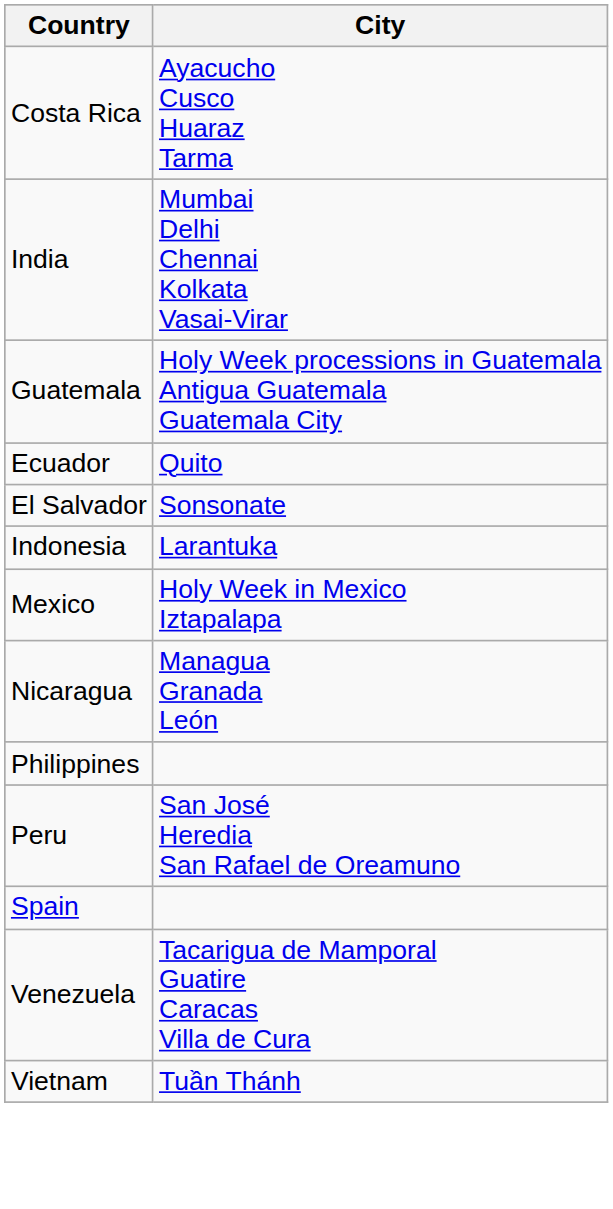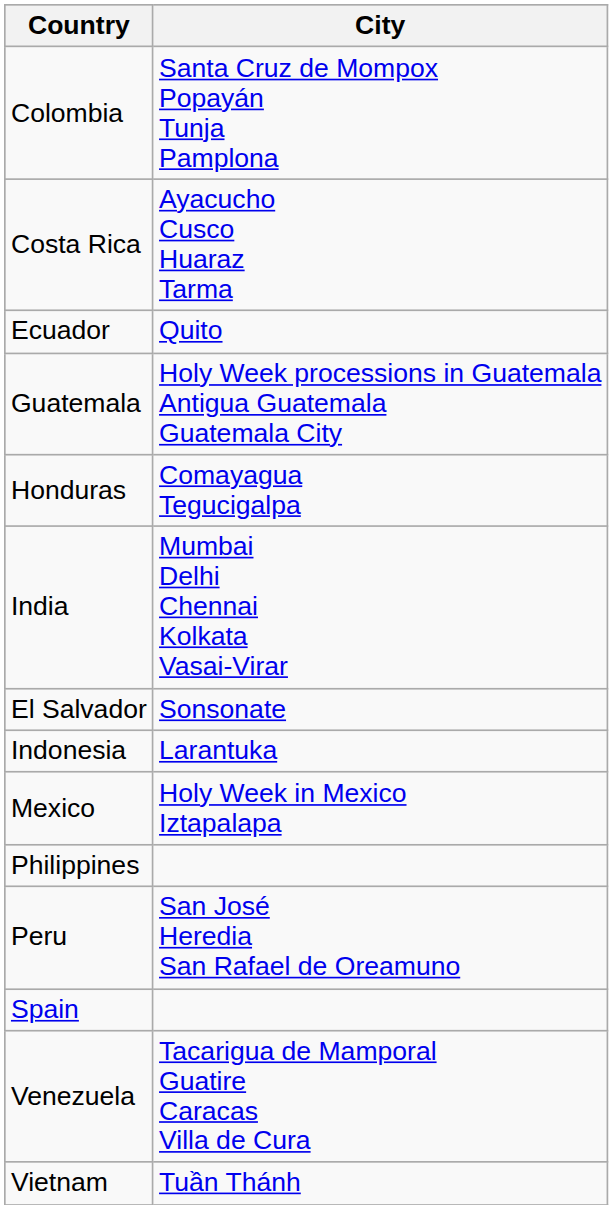+ row: (67, 112)
rows swapped: (40, 259) <-> (60, 462)
+ row: (69, 490)
- row: (71, 691)
